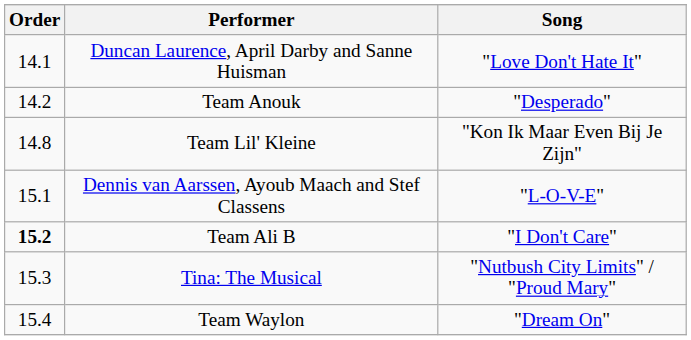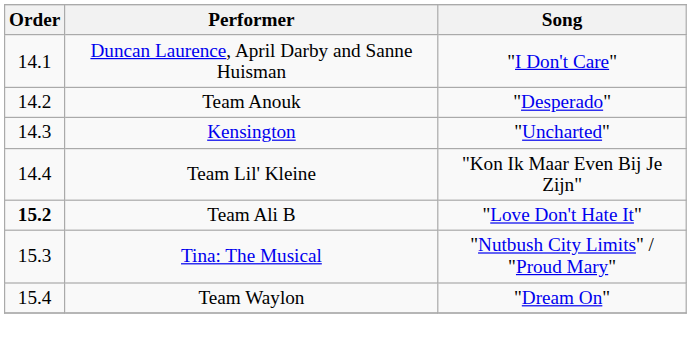(562, 60) "Love Don't Hate It" -> (562, 60) "I Don't Care"
+ row: (251, 132)
(35, 143) 14.8 -> (35, 173) 14.4
- row: (251, 195)
(562, 236) "I Don't Care" -> (562, 215) "Love Don't Hate It"
